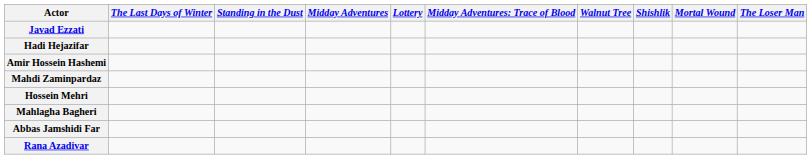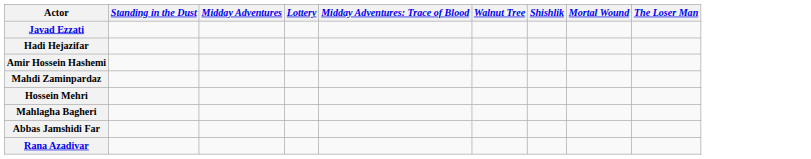- column: (162, 13)
